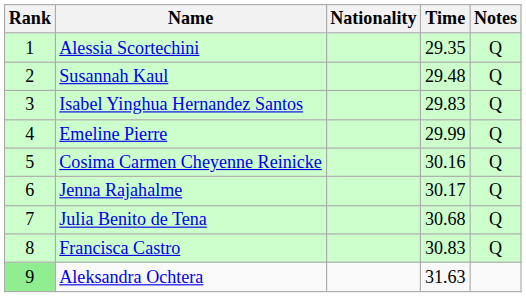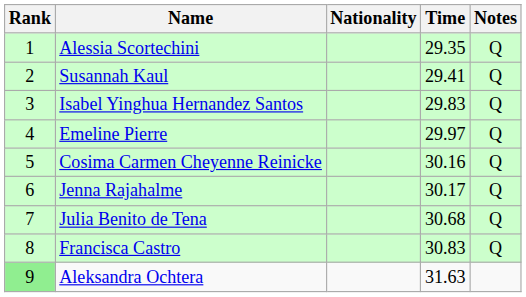(445, 76) 29.48 -> (445, 76) 29.41
(445, 133) 29.99 -> (445, 133) 29.97
